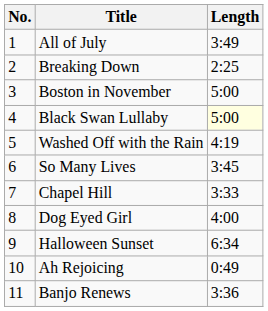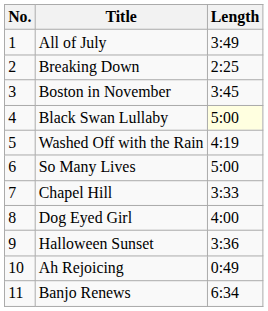(225, 92) 5:00 -> (225, 92) 3:45
(225, 167) 3:45 -> (225, 167) 5:00
(225, 243) 6:34 -> (225, 243) 3:36
(225, 293) 3:36 -> (225, 293) 6:34
